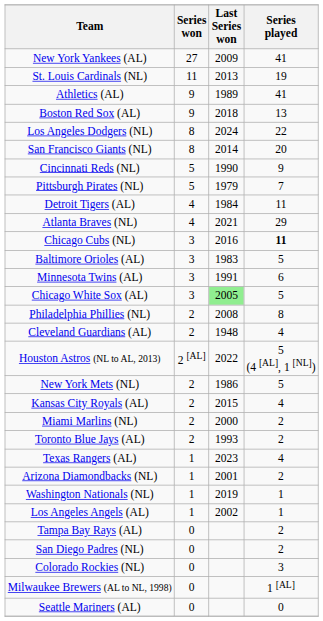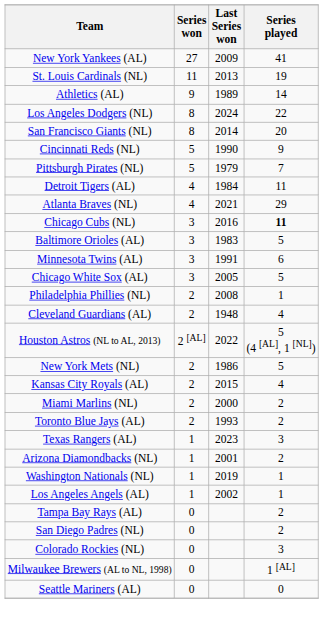(281, 94) 41 -> (281, 94) 14
- row: (90, 113)
(226, 295) lightgreen background -> (226, 277) no background
(281, 314) 8 -> (281, 295) 1
(281, 458) 4 -> (281, 439) 3
